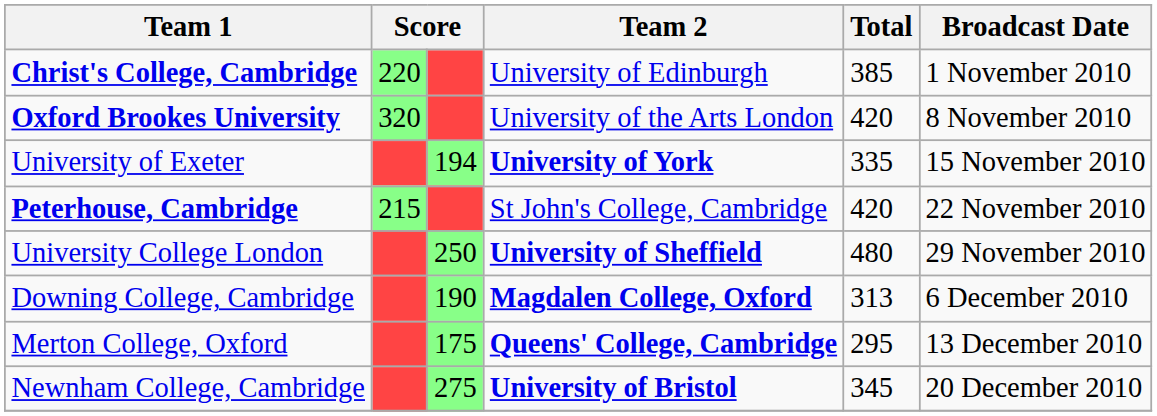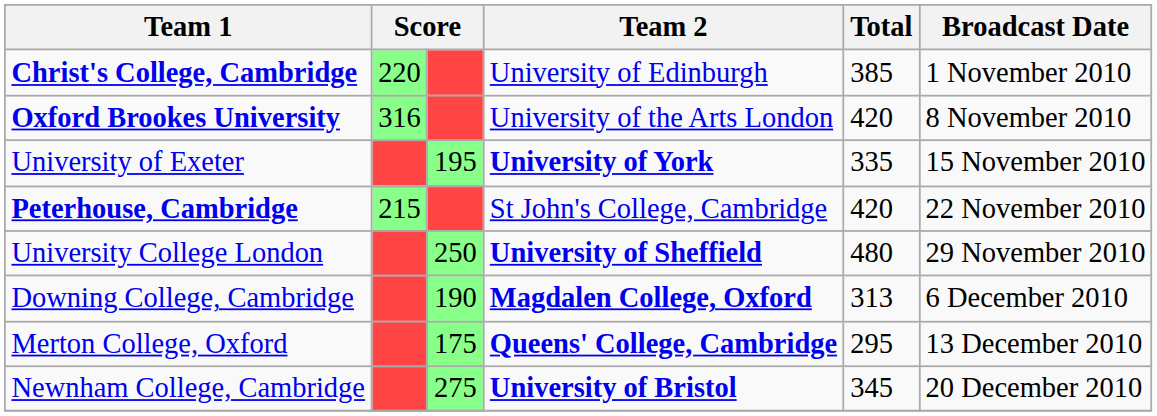(399, 117) 320 -> (399, 117) 316
(455, 162) 194 -> (455, 162) 195
